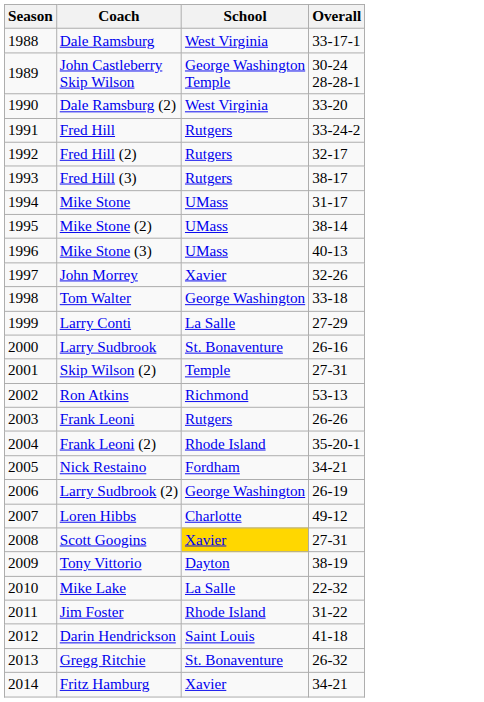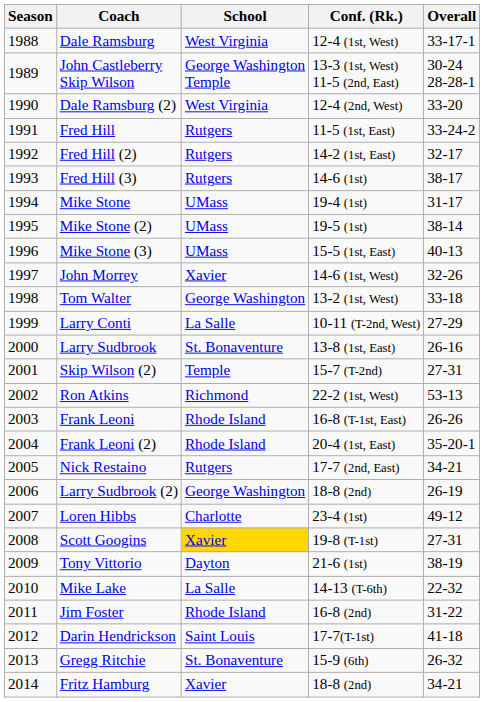+ column: (366, 16)
(209, 419) Rutgers -> (225, 419) Rhode Island
(212, 467) Fordham -> (209, 467) Rutgers
